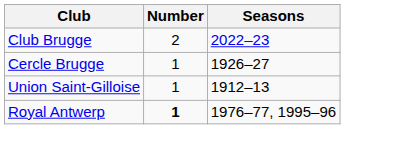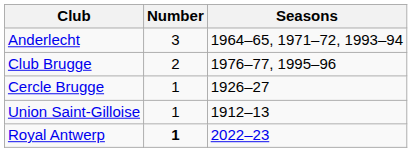+ row: (44, 40)
(240, 40) 2022–23 -> (273, 64) 1976–77, 1995–96
(273, 111) 1976–77, 1995–96 -> (240, 135) 2022–23
